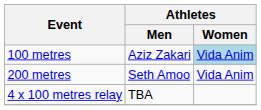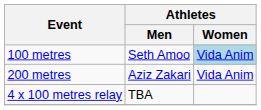(159, 55) Aziz Zakari -> (159, 55) Seth Amoo
(159, 75) Seth Amoo -> (159, 75) Aziz Zakari
